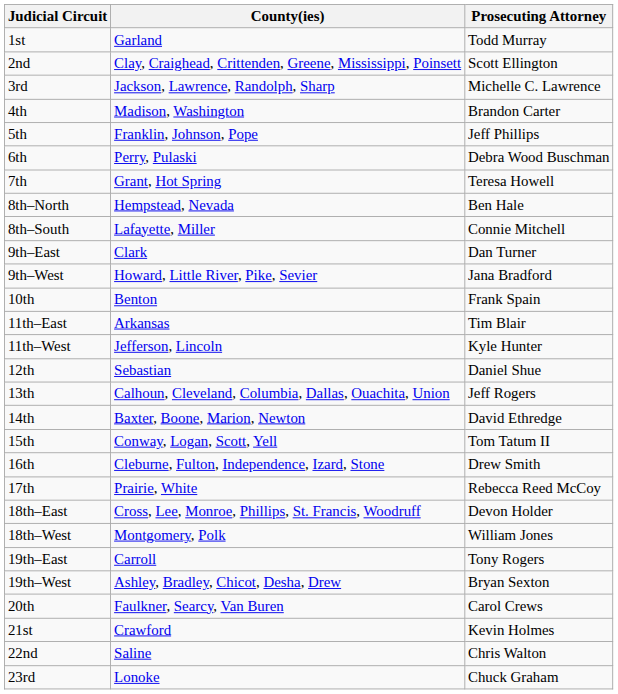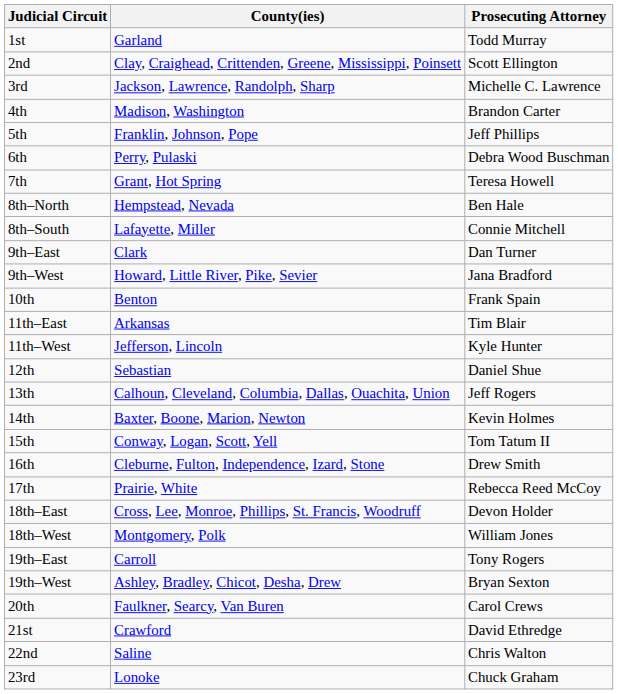(515, 417) David Ethredge -> (511, 417) Kevin Holmes
(511, 629) Kevin Holmes -> (515, 629) David Ethredge
